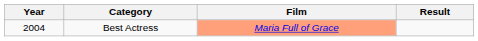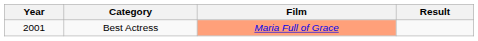(34, 28) 2004 -> (34, 28) 2001
